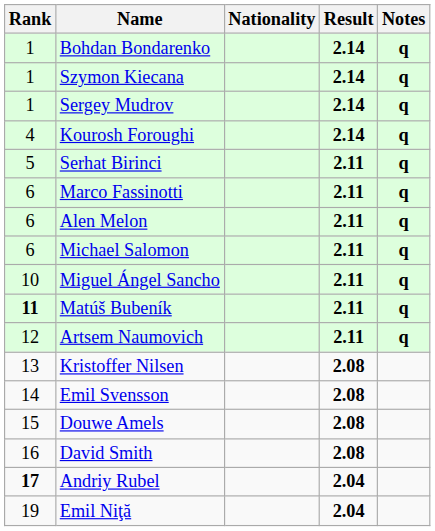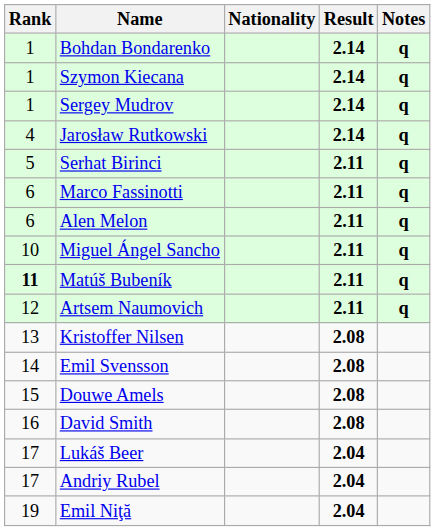- row: (127, 134)
+ row: (133, 134)
- row: (124, 250)
+ row: (102, 452)
(30, 481) bold -> (30, 481) normal
